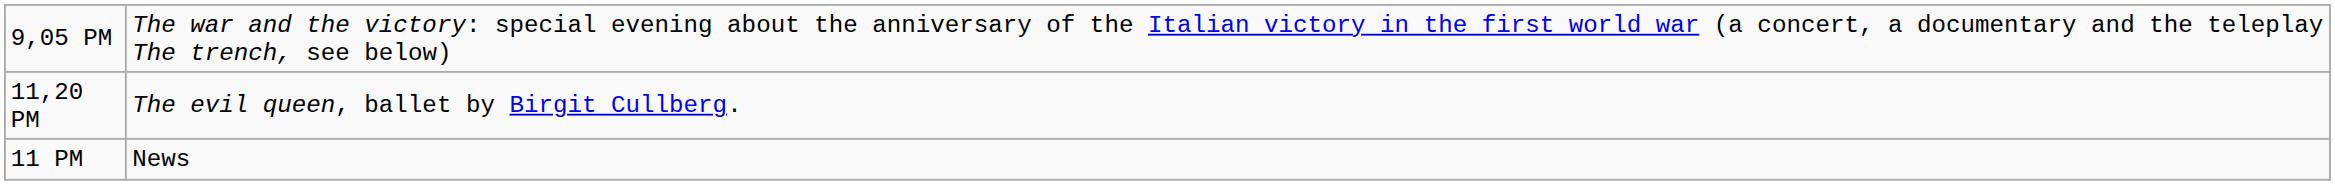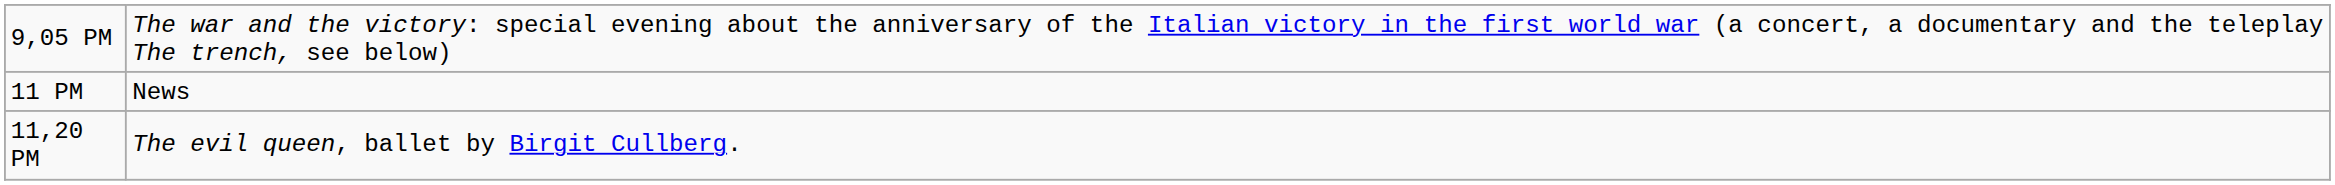rows swapped: (47, 159) <-> (47, 106)
